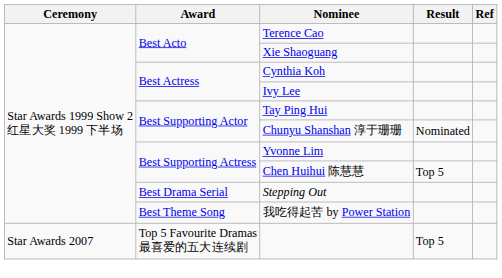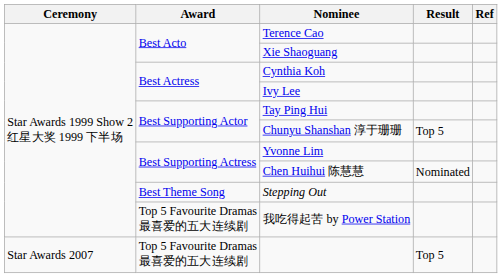(443, 130) Nominated -> (430, 130) Top 5
(430, 171) Top 5 -> (443, 171) Nominated
(183, 192) Best Drama Serial -> (182, 192) Best Theme Song
(182, 212) Best Theme Song -> (198, 218) Top 5 Favourite Dramas 最喜爱的五大连续剧
